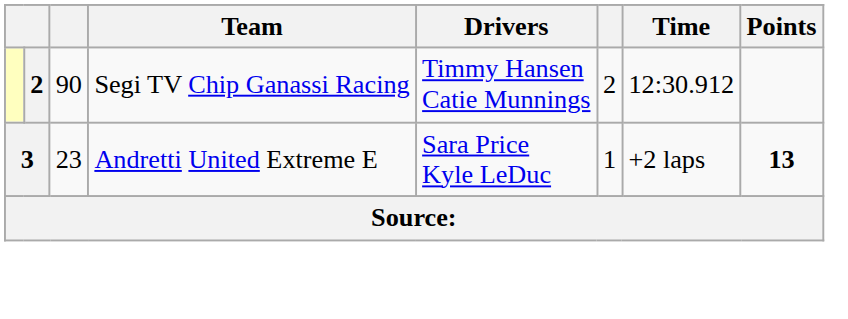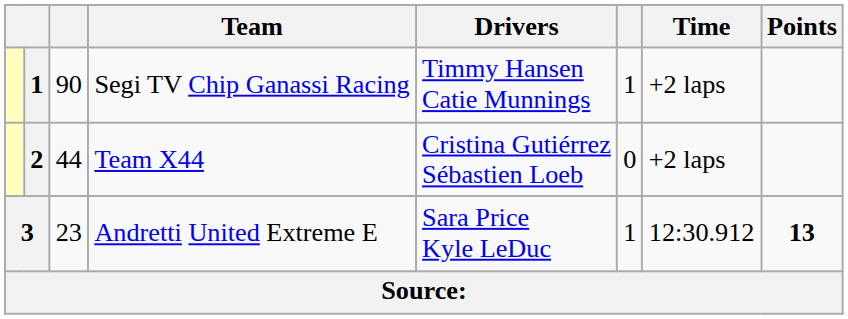(37, 84) 2 -> (37, 84) 1
(609, 84) 2 -> (630, 84) 1
(681, 84) 12:30.912 -> (687, 84) +2 laps
+ row: (149, 158)
(667, 158) +2 laps -> (702, 232) 12:30.912
